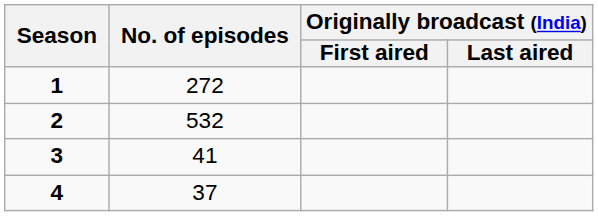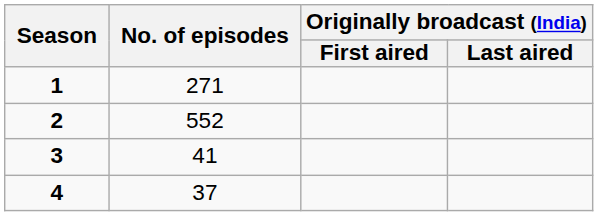(205, 84) 272 -> (205, 84) 271
(205, 120) 532 -> (205, 120) 552
